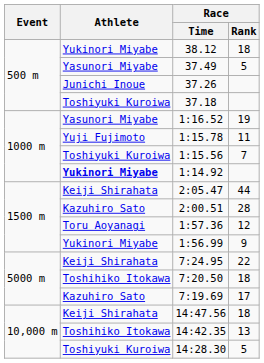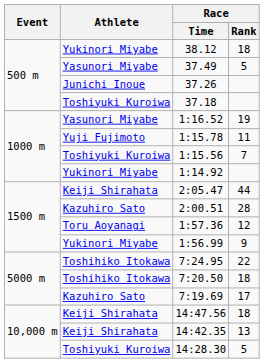(110, 172) bold -> (110, 172) normal
(110, 261) Keiji Shirahata -> (117, 261) Toshihiko Itokawa
(117, 331) Toshihiko Itokawa -> (110, 331) Keiji Shirahata
